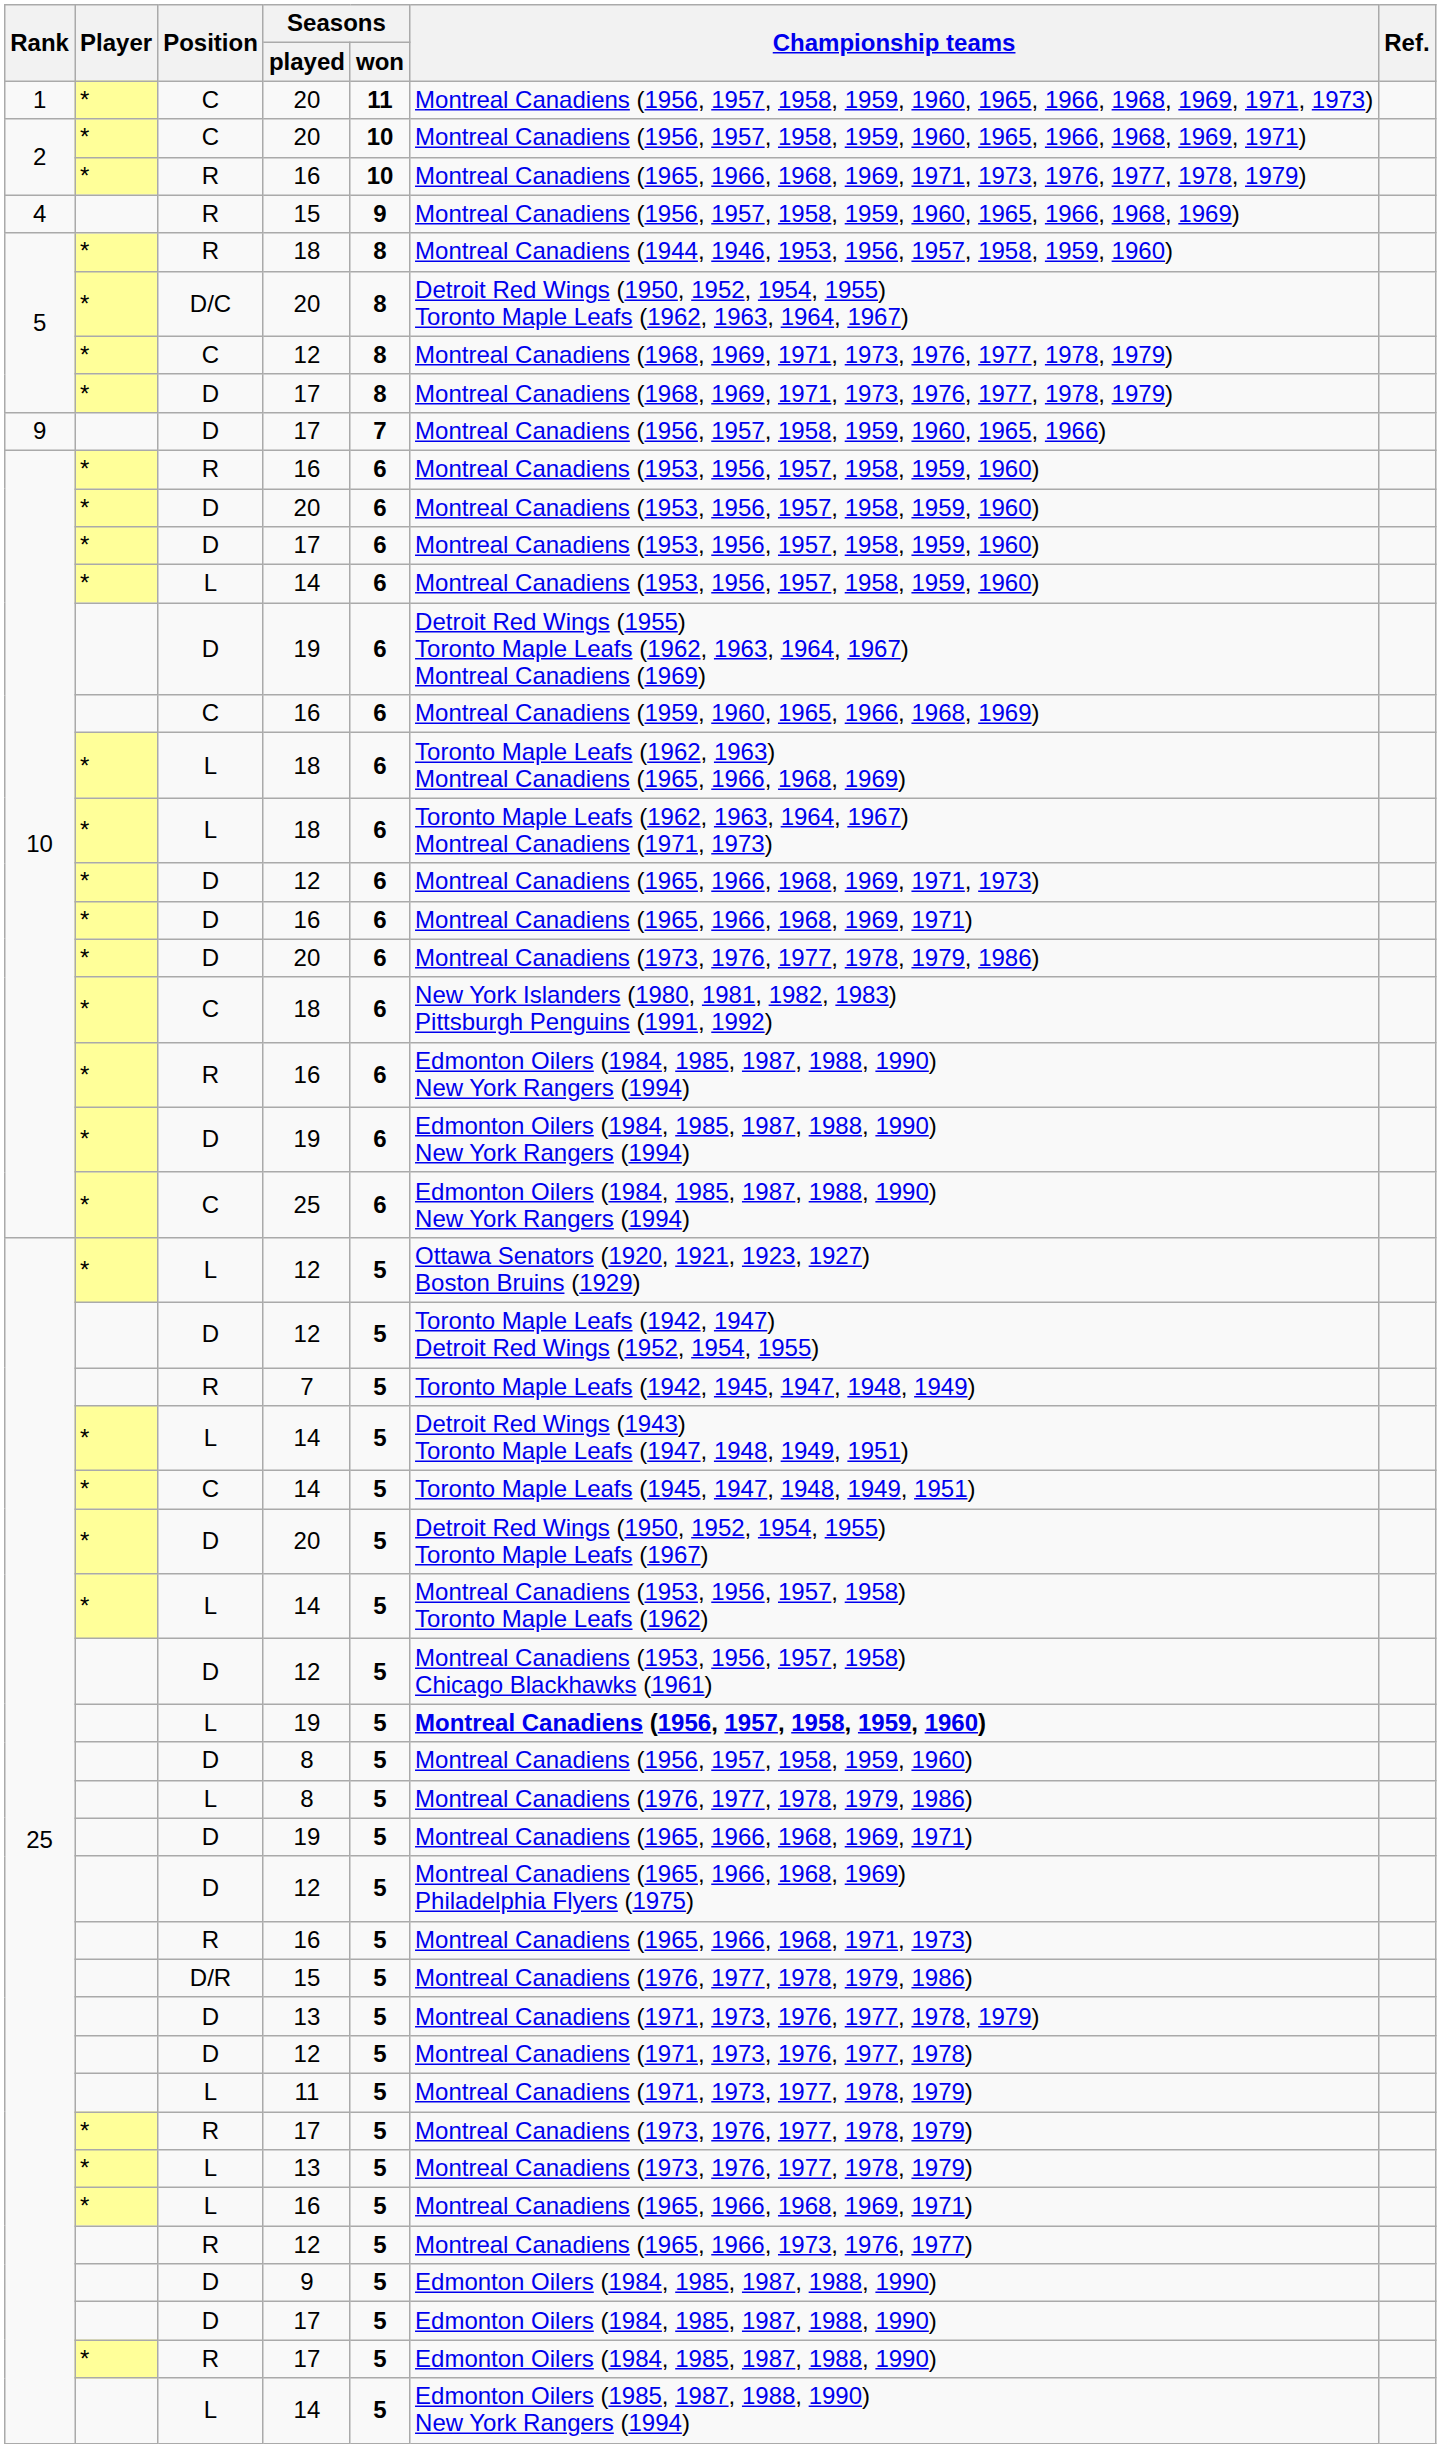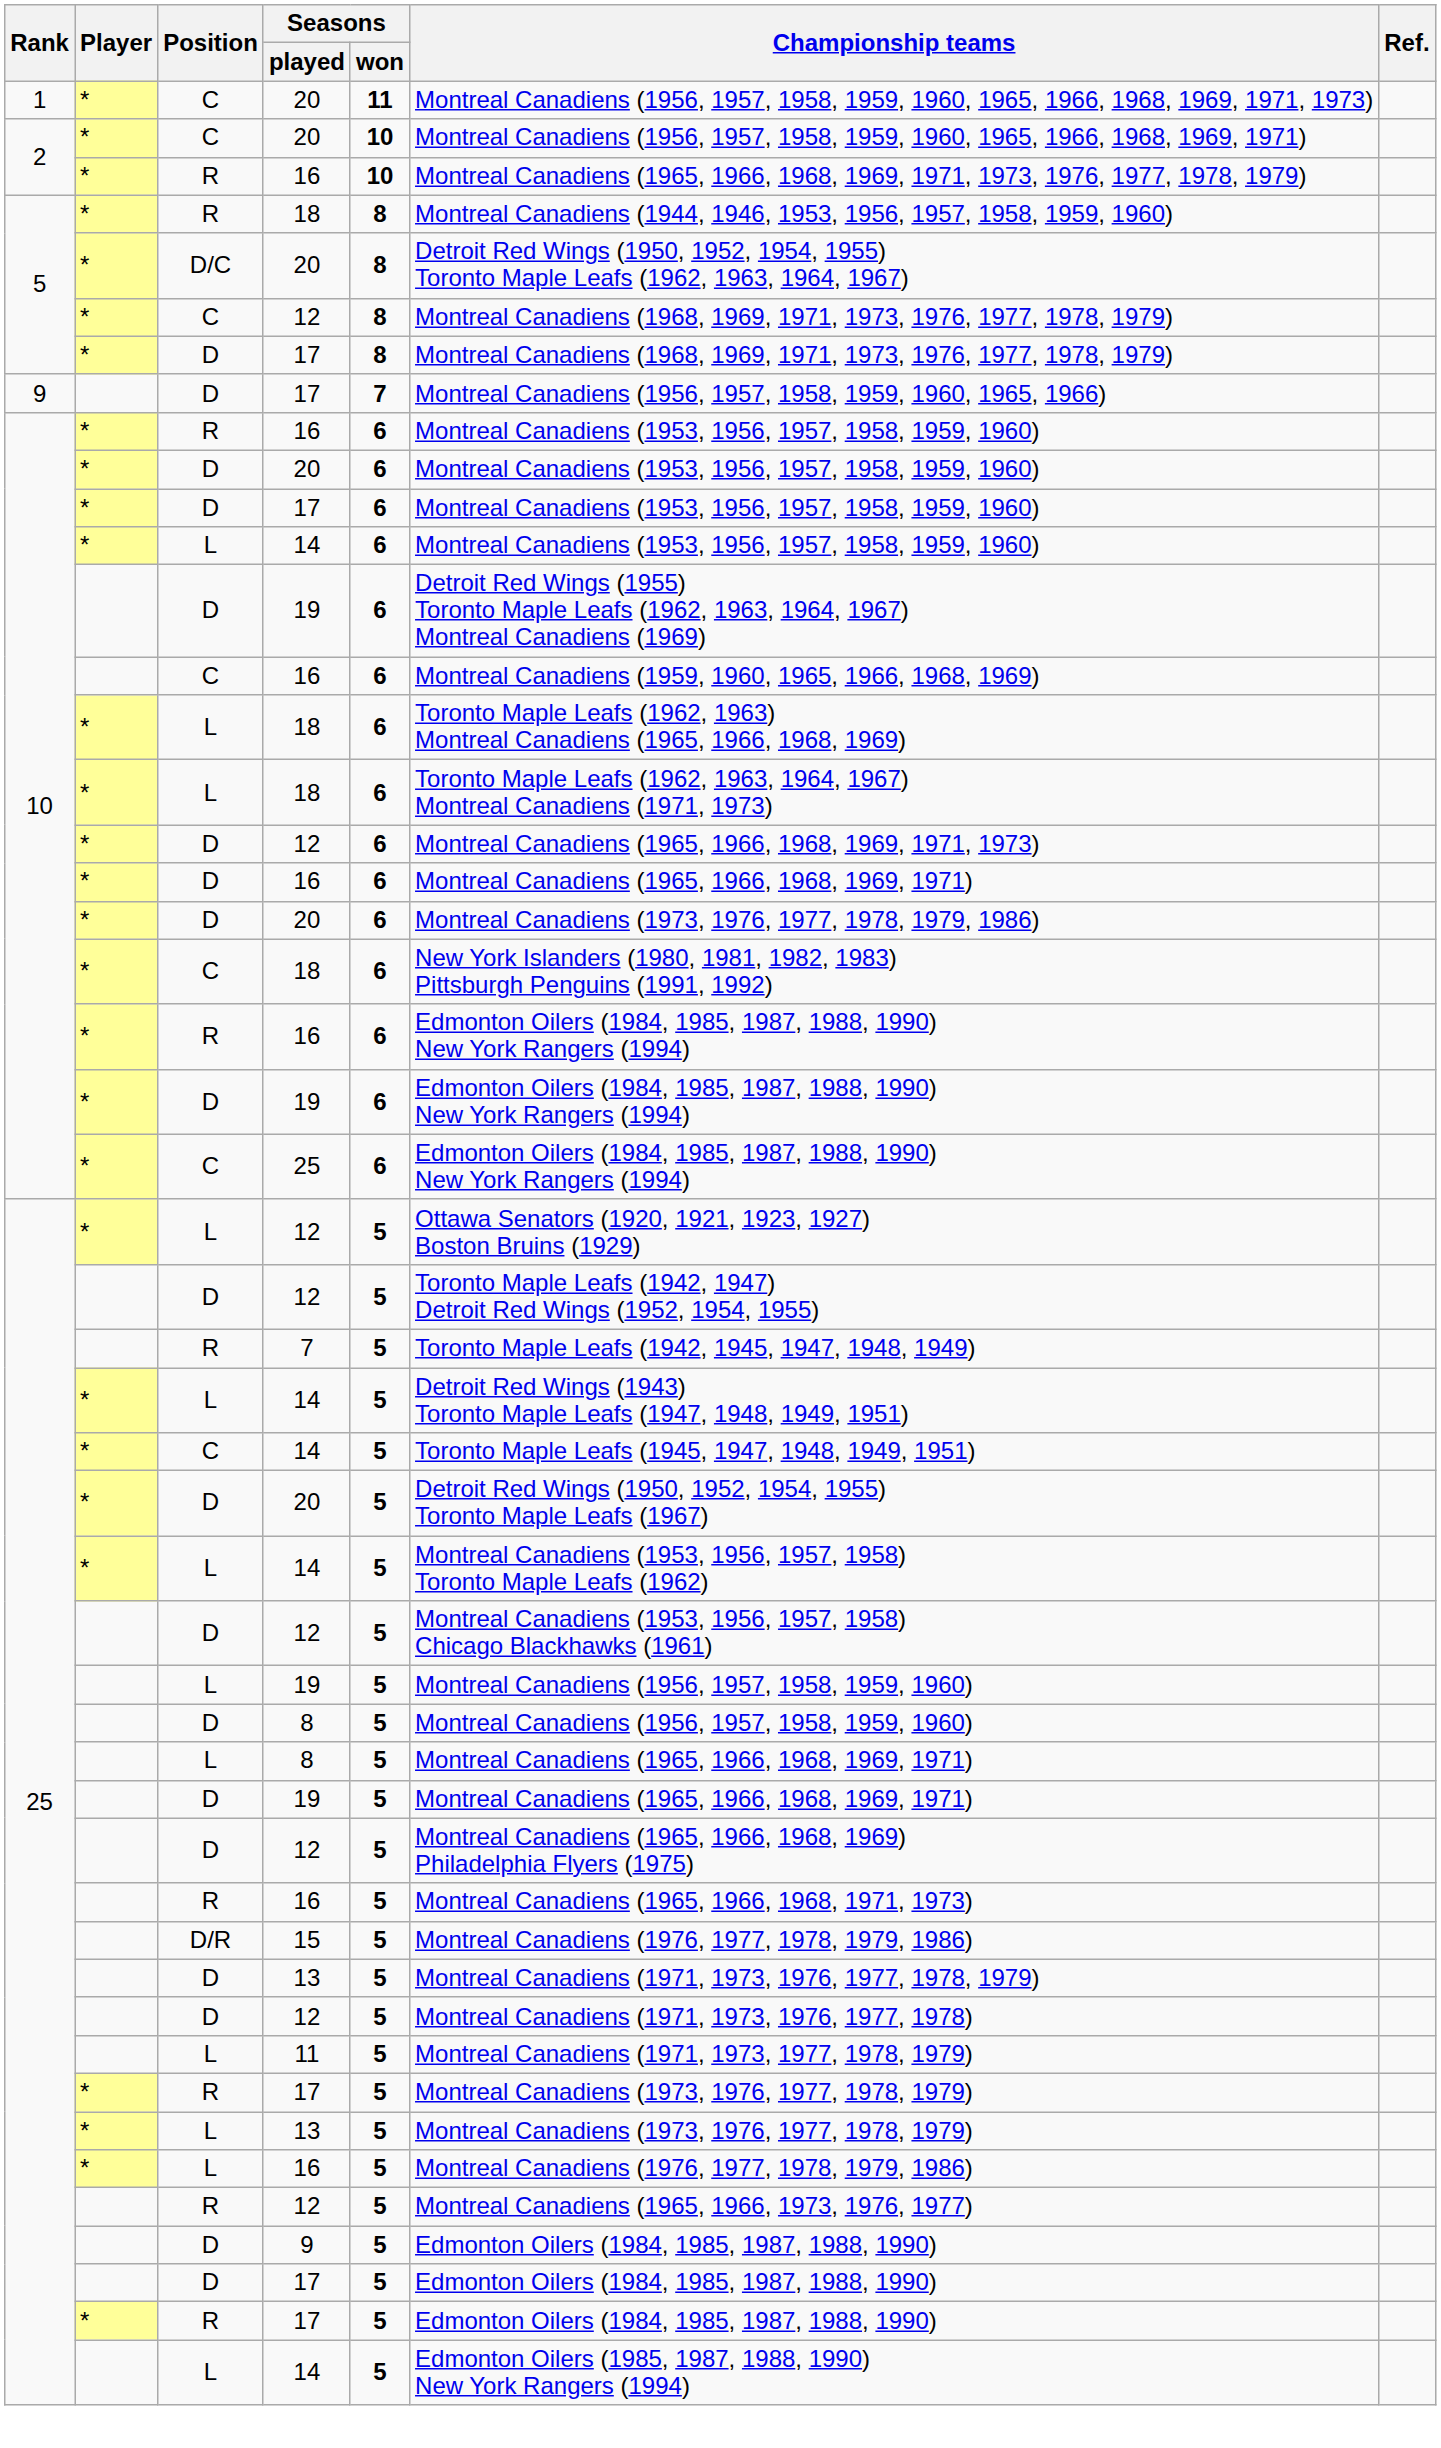- row: (210, 213)
(701, 1722) bold -> (694, 1684) normal
(694, 1798) Montreal Canadiens (1976, 1977, 1978, 1979, 1986) -> (694, 1760) Montreal Canadiens (1965, 1966, 1968, 1969, 1971)
(694, 2206) Montreal Canadiens (1965, 1966, 1968, 1969, 1971) -> (694, 2168) Montreal Canadiens (1976, 1977, 1978, 1979, 1986)
